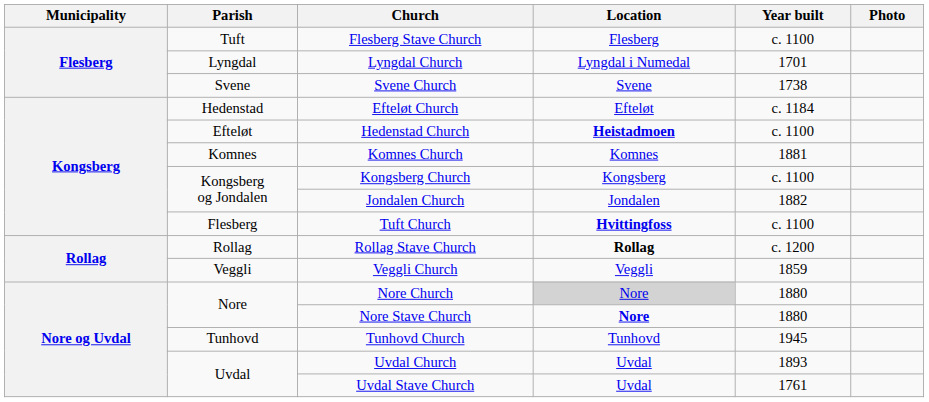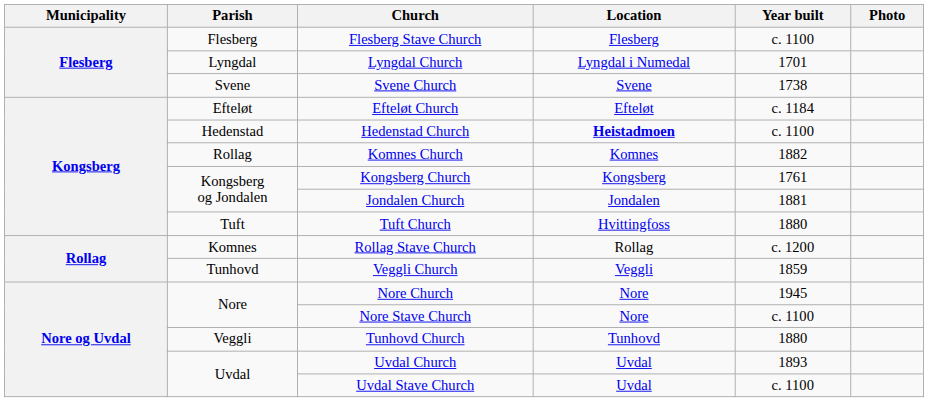(232, 39) Tuft -> (232, 39) Flesberg
(232, 108) Hedenstad -> (232, 108) Efteløt
(232, 131) Efteløt -> (232, 131) Hedenstad
(232, 154) Komnes -> (232, 154) Rollag
(793, 154) 1881 -> (793, 154) 1882
(793, 177) c. 1100 -> (793, 177) 1761
(793, 200) 1882 -> (793, 200) 1881
(232, 223) Flesberg -> (232, 223) Tuft
(634, 223) bold -> (634, 223) normal
(793, 223) c. 1100 -> (793, 223) 1880
(232, 246) Rollag -> (232, 246) Komnes
(634, 246) bold -> (634, 246) normal
(232, 270) Veggli -> (232, 270) Tunhovd
(634, 293) lightgrey background -> (634, 293) no background
(793, 293) 1880 -> (793, 293) 1945
(634, 316) bold -> (634, 316) normal
(793, 316) 1880 -> (793, 316) c. 1100
(232, 339) Tunhovd -> (232, 339) Veggli
(793, 339) 1945 -> (793, 339) 1880
(793, 385) 1761 -> (793, 385) c. 1100
